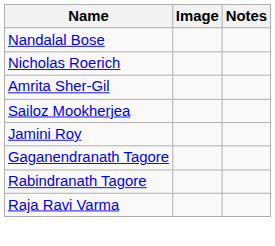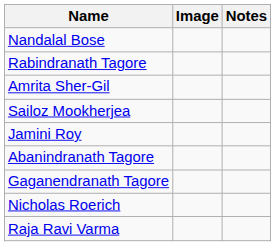rows swapped: (64, 63) <-> (77, 181)
+ row: (81, 157)
